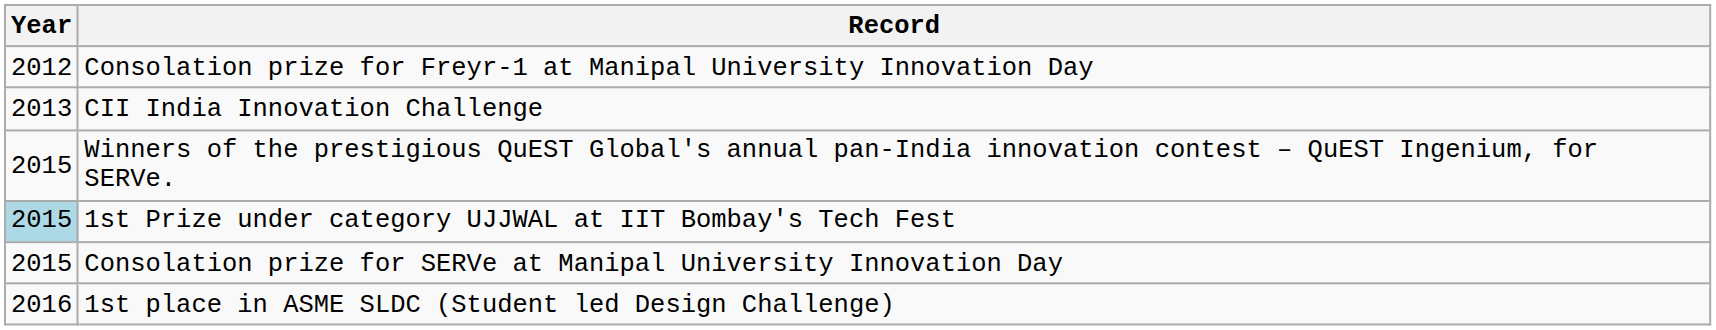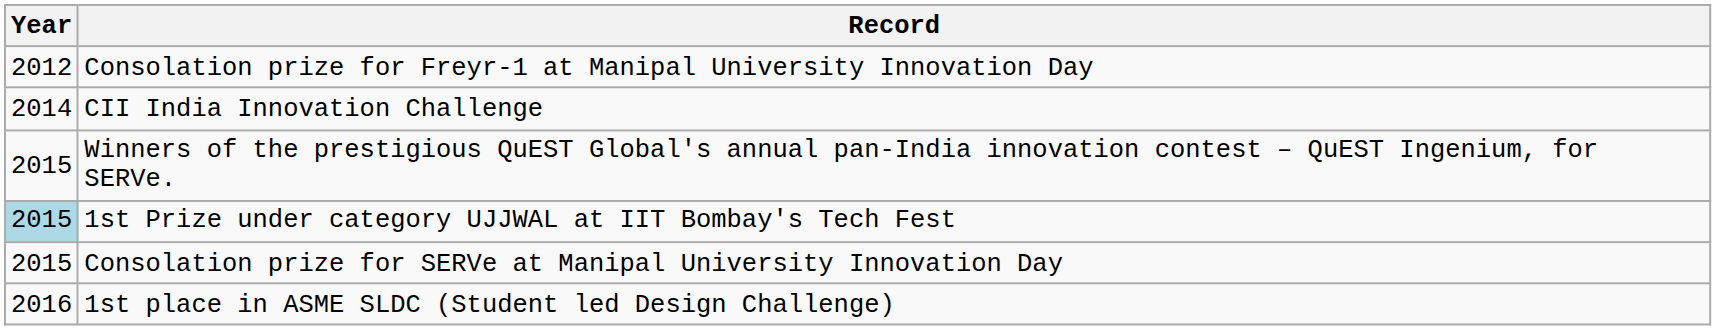(42, 109) 2013 -> (42, 109) 2014
